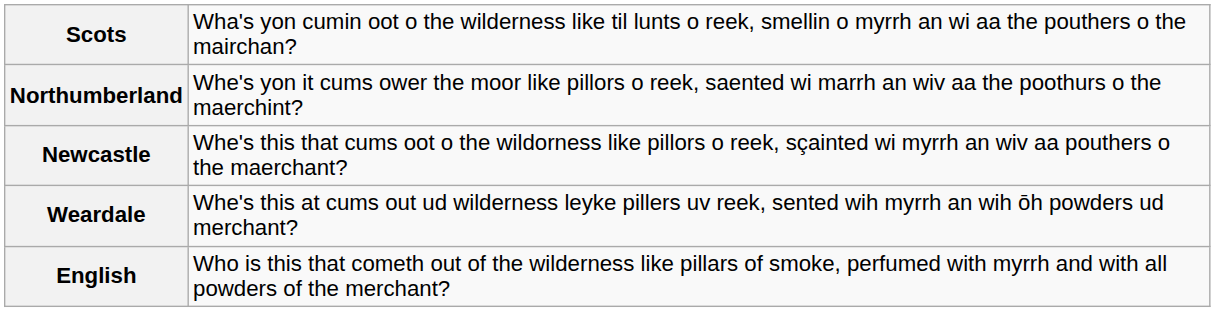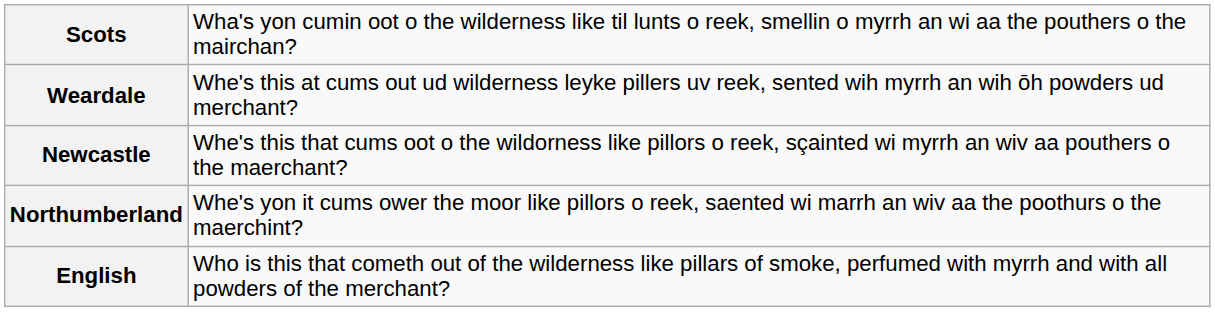rows swapped: (96, 94) <-> (96, 215)
